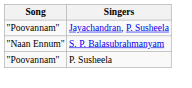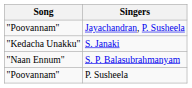+ row: (102, 44)
